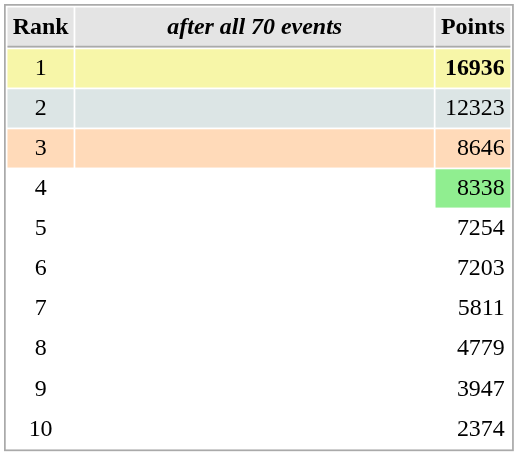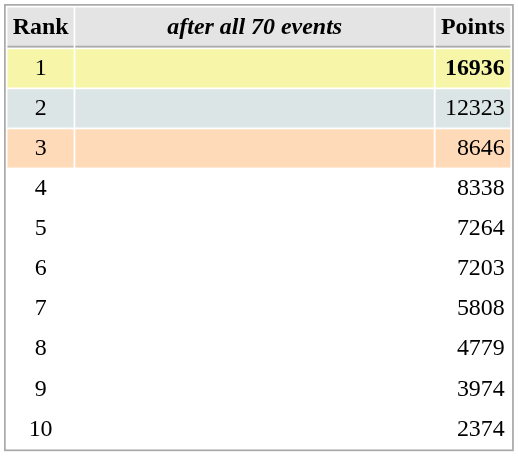(481, 188) lightgreen background -> (481, 188) no background
(481, 228) 7254 -> (481, 228) 7264
(481, 308) 5811 -> (481, 308) 5808
(481, 388) 3947 -> (481, 388) 3974
